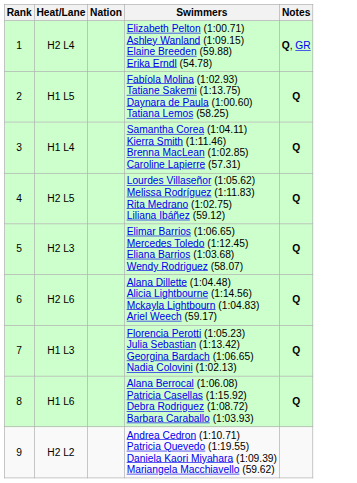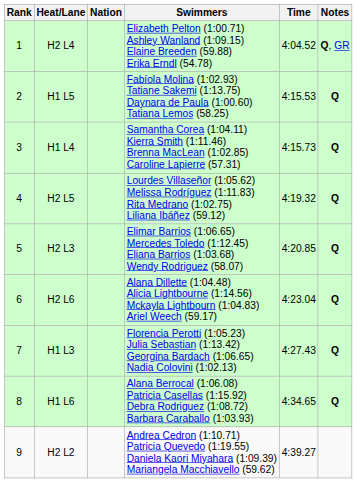+ column: (299, 12)
